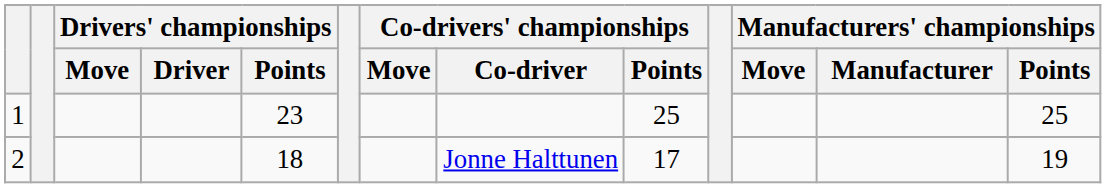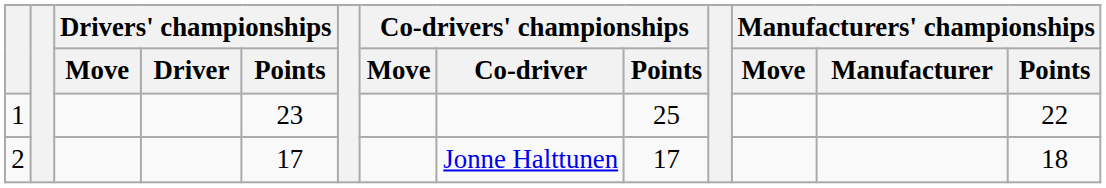(1055, 114) 25 -> (1055, 114) 22
(290, 158) 18 -> (290, 158) 17
(1055, 158) 19 -> (1055, 158) 18
